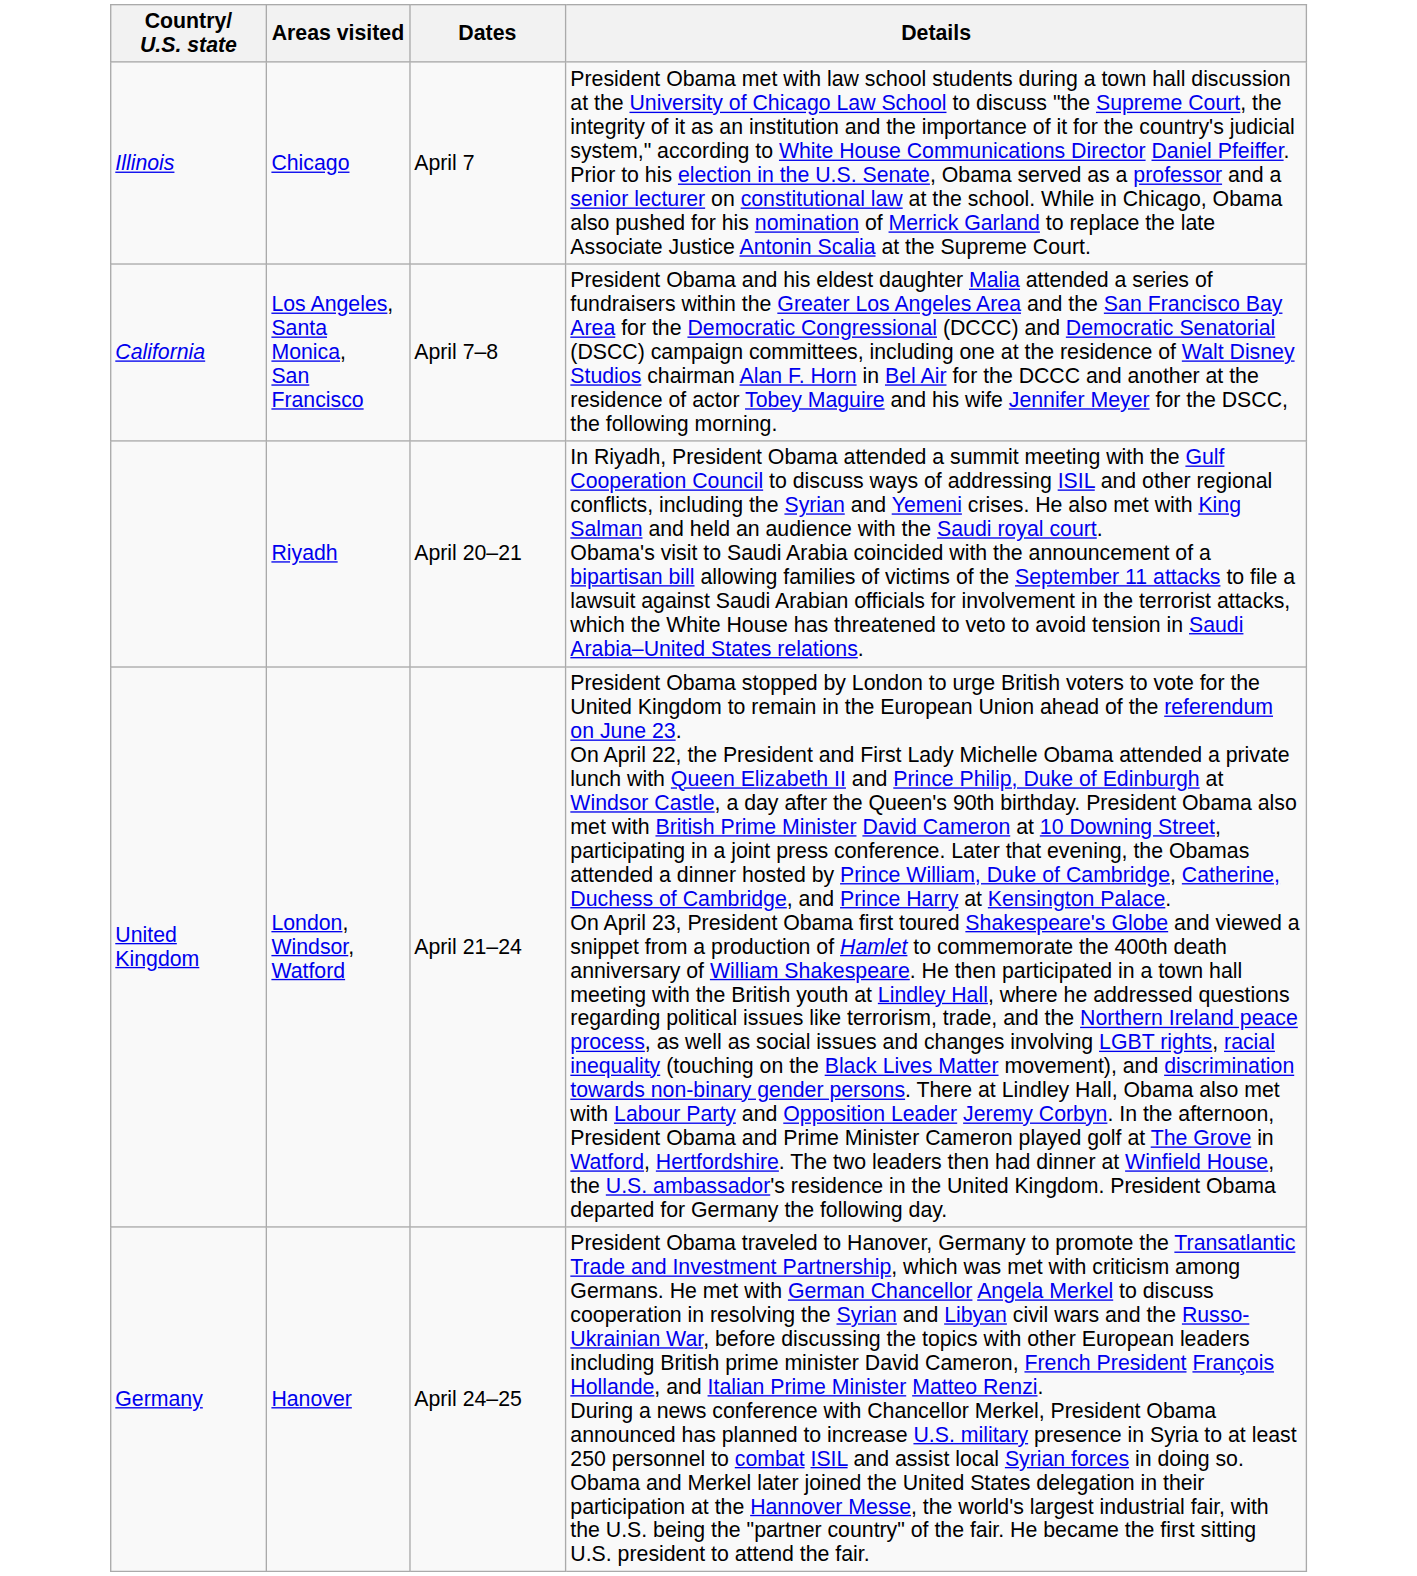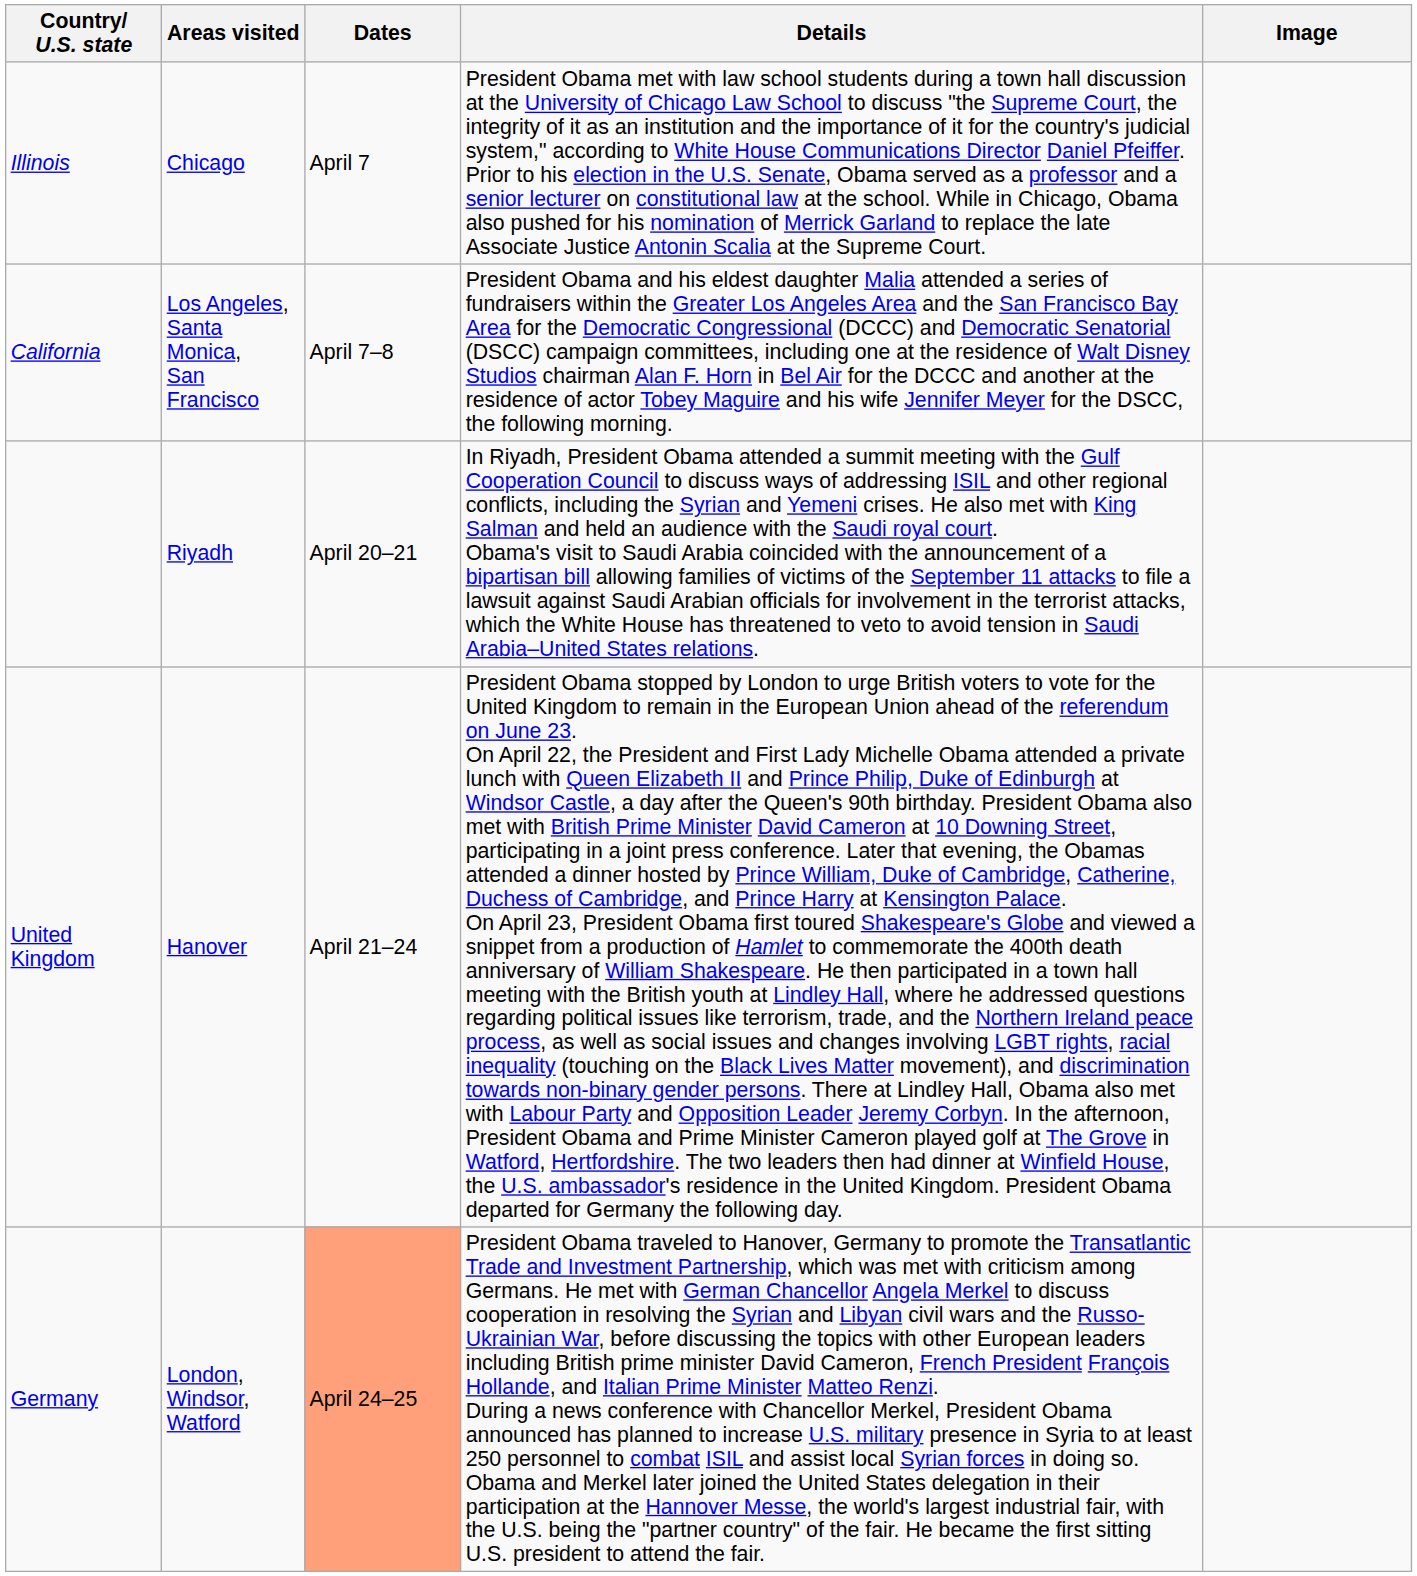+ column: (1307, 33)
(313, 946) London, Windsor, Watford -> (207, 946) Hanover
(312, 1399) Hanover -> (208, 1399) London, Windsor, Watford
(468, 1399) no background -> (363, 1399) lightsalmon background
